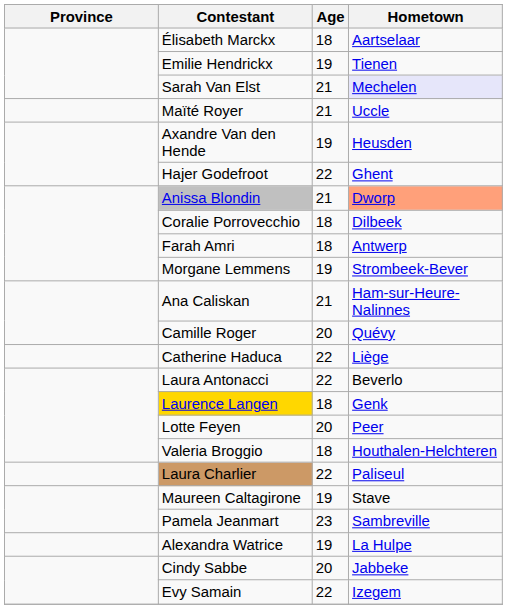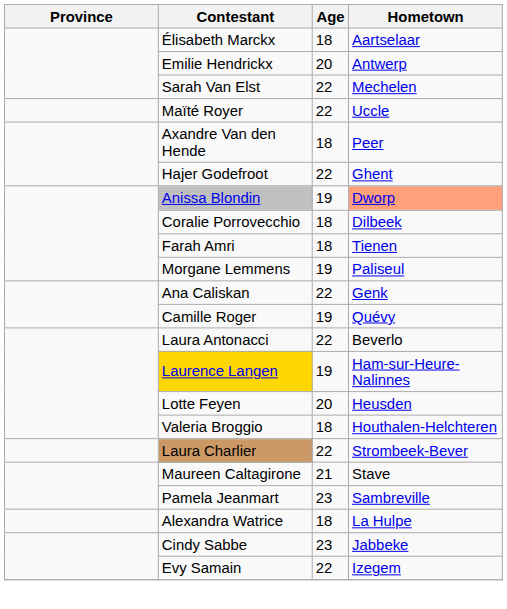(324, 64) 19 -> (324, 64) 20
(375, 64) Tienen -> (379, 64) Antwerp
(324, 87) 21 -> (324, 87) 22
(384, 87) lavender background -> (384, 87) no background
(324, 111) 21 -> (324, 111) 22
(324, 143) 19 -> (324, 143) 18
(382, 143) Heusden -> (368, 143) Peer
(324, 198) 21 -> (324, 198) 19
(379, 245) Antwerp -> (375, 245) Tienen
(410, 269) Strombeek-Bever -> (378, 269) Paliseul
(324, 301) 21 -> (324, 293) 22
(406, 301) Ham-sur-Heure-Nalinnes -> (370, 293) Genk
(324, 333) 20 -> (324, 316) 19
- row: (222, 356)
(324, 404) 18 -> (324, 372) 19
(370, 404) Genk -> (406, 372) Ham-sur-Heure-Nalinnes
(368, 427) Peer -> (382, 404) Heusden
(378, 474) Paliseul -> (410, 451) Strombeek-Bever
(324, 498) 19 -> (324, 474) 21
(324, 545) 19 -> (324, 521) 18
(324, 569) 20 -> (324, 545) 23
